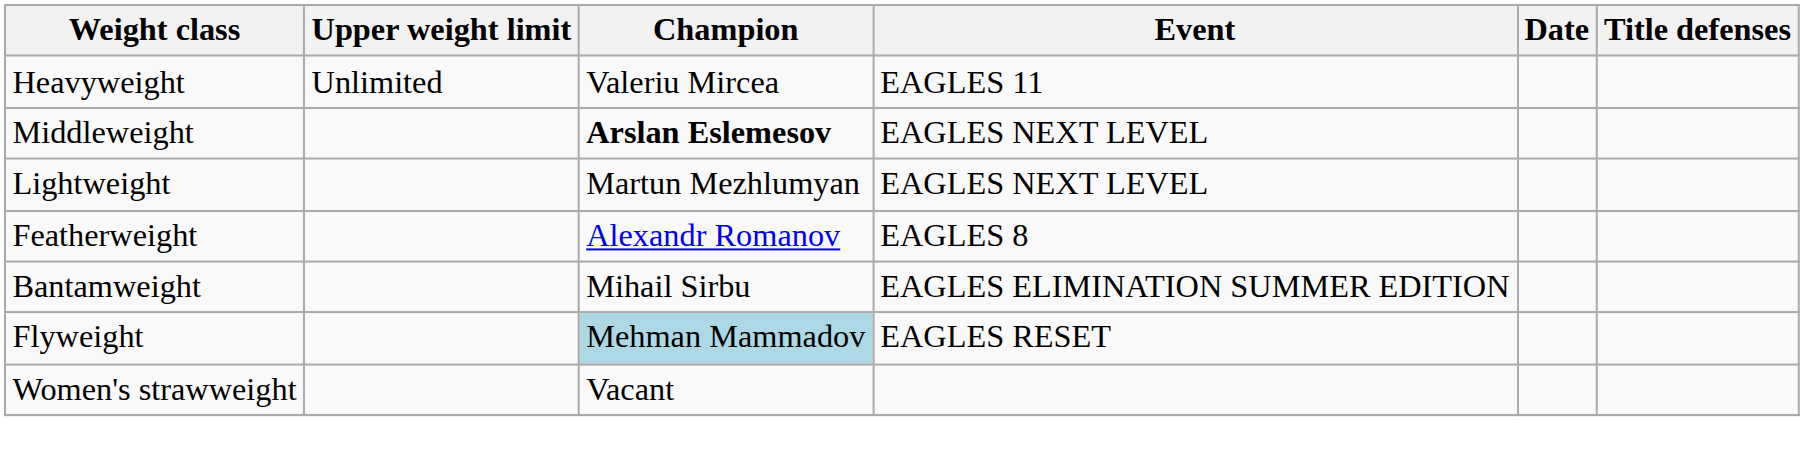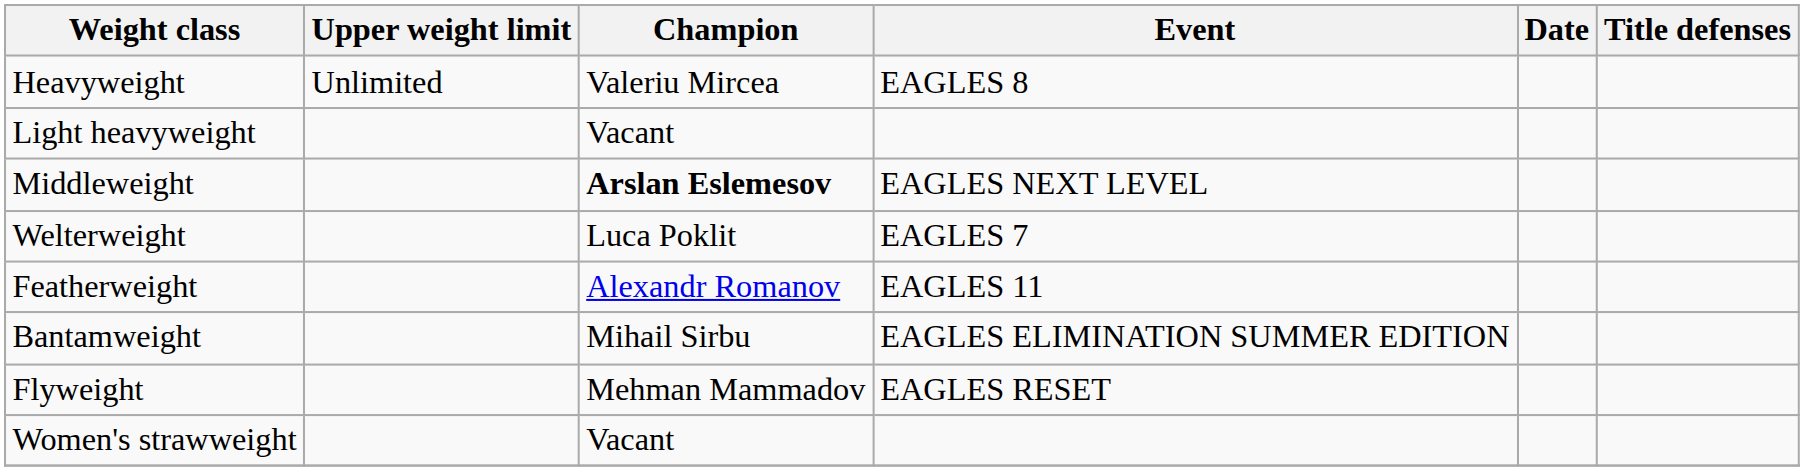(962, 81) EAGLES 11 -> (954, 81) EAGLES 8
+ row: (134, 132)
+ row: (99, 235)
- row: (91, 183)
(954, 235) EAGLES 8 -> (962, 286) EAGLES 11
(726, 337) lightblue background -> (726, 388) no background
